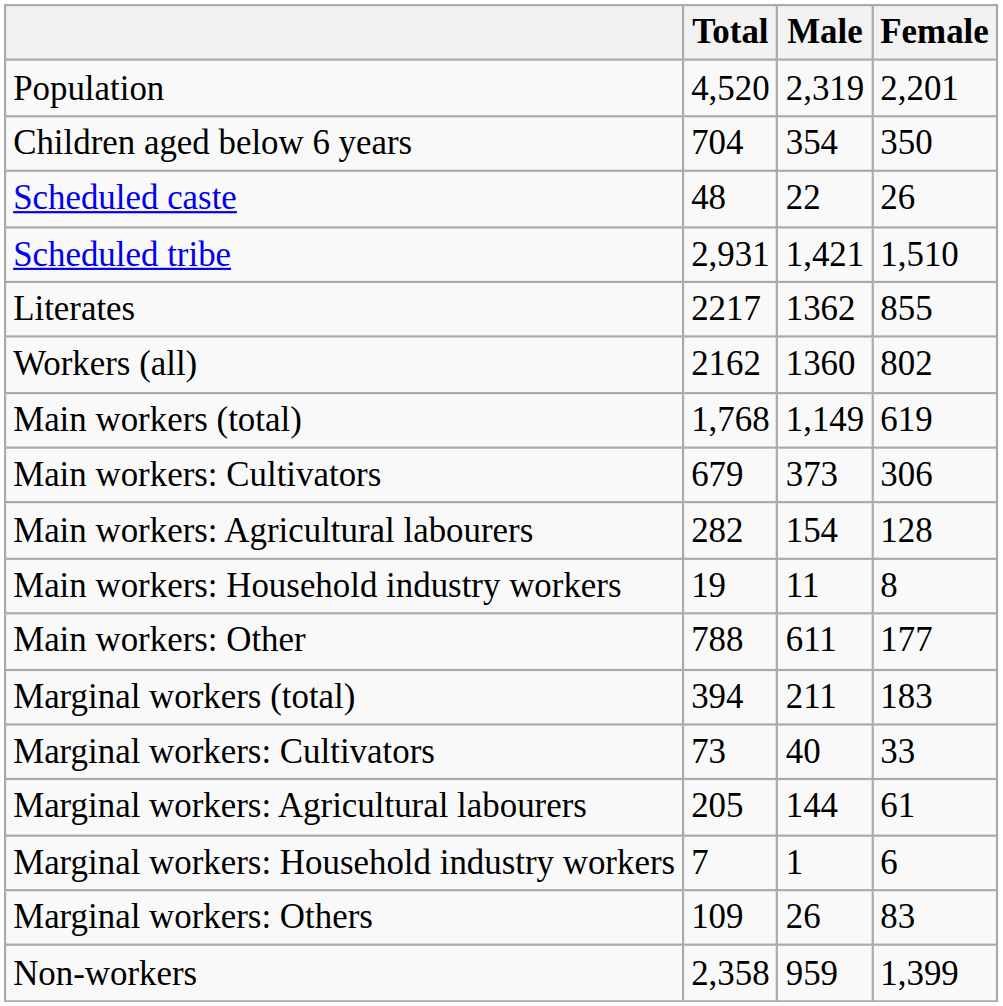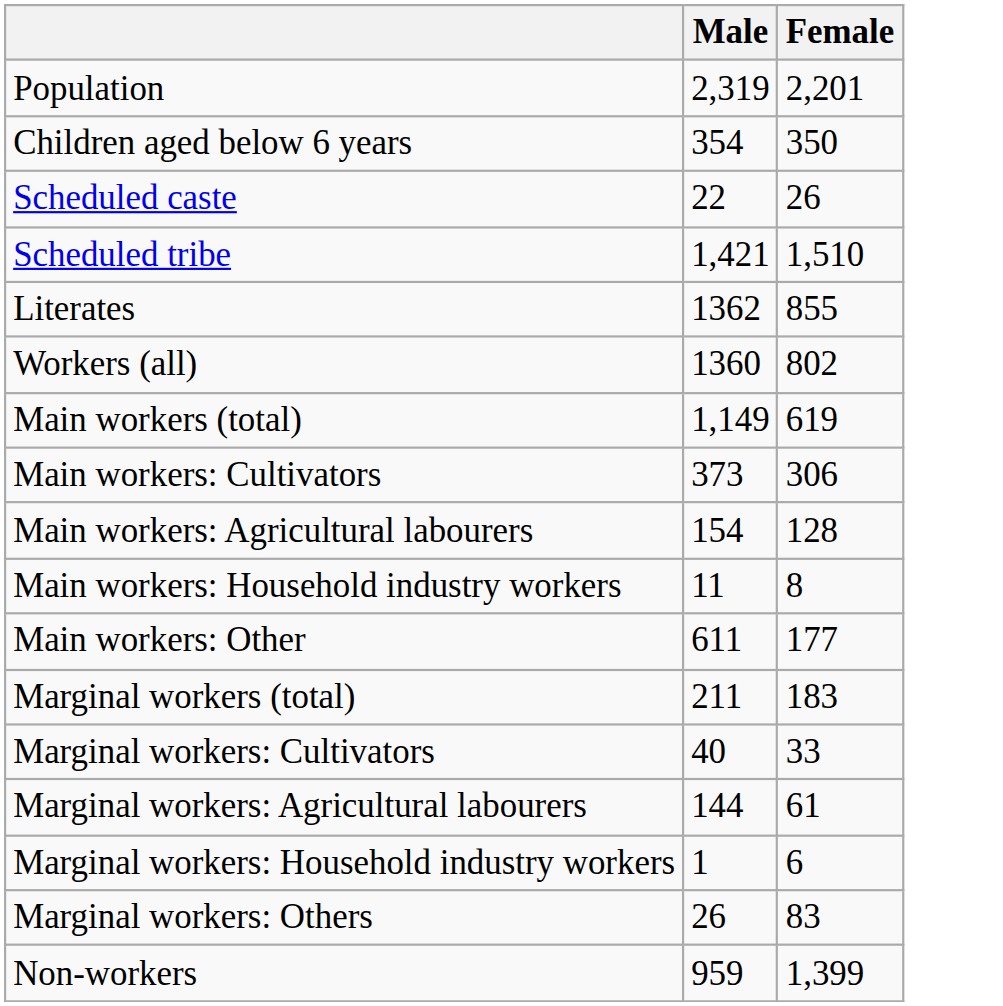- column: (730, 32)
